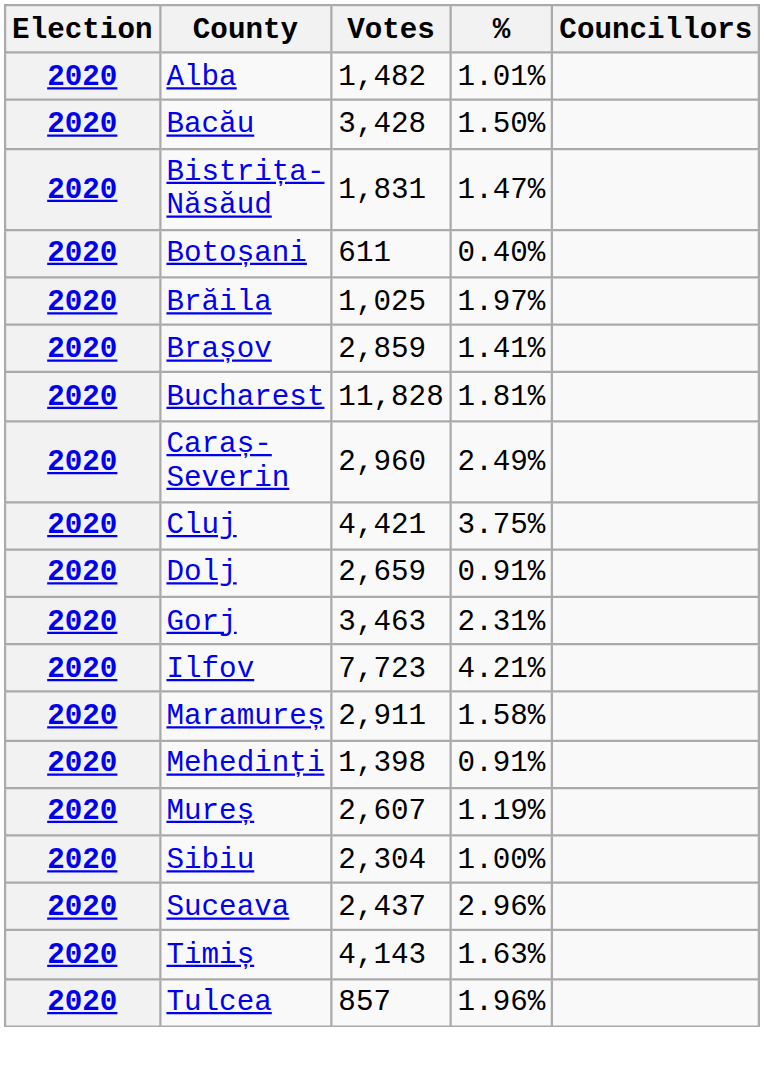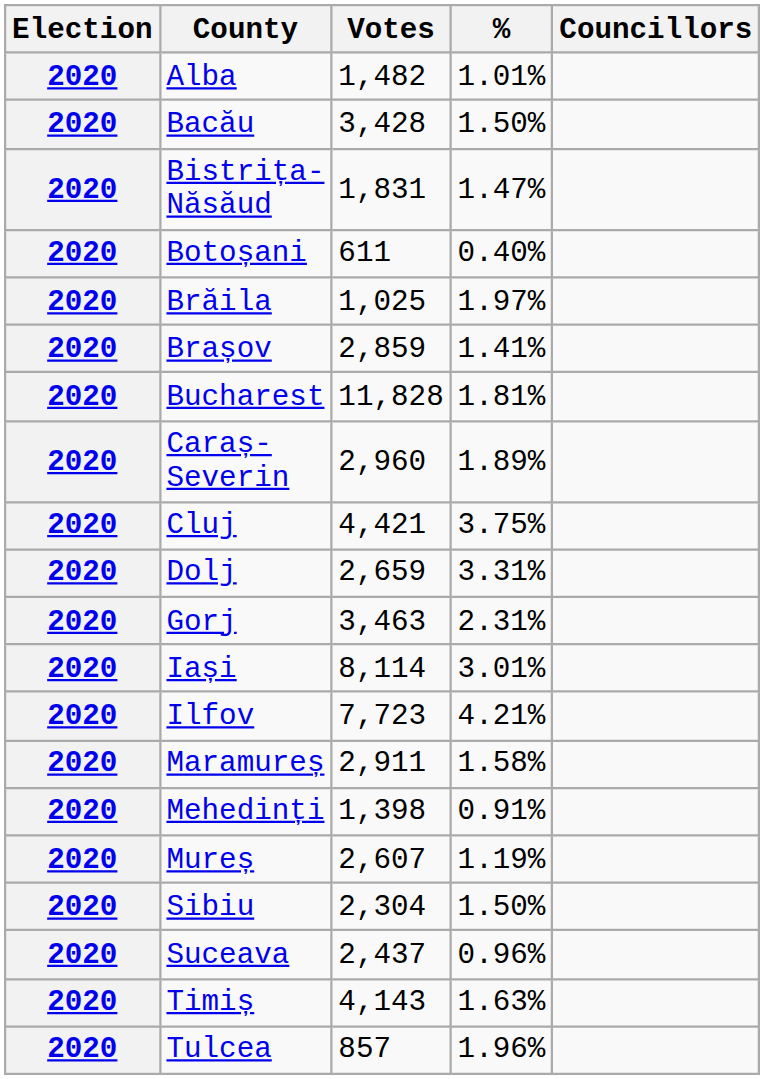(502, 461) 2.49% -> (502, 461) 1.89%
(502, 573) 0.91% -> (502, 573) 3.31%
+ row: (202, 669)
(502, 859) 1.00% -> (502, 907) 1.50%
(502, 907) 2.96% -> (502, 955) 0.96%
